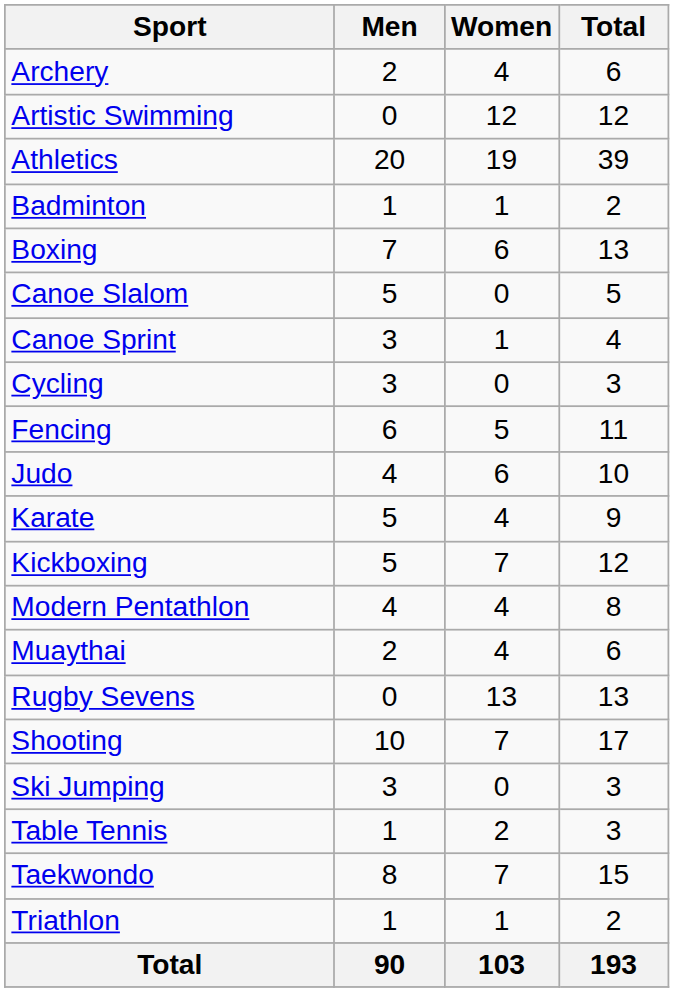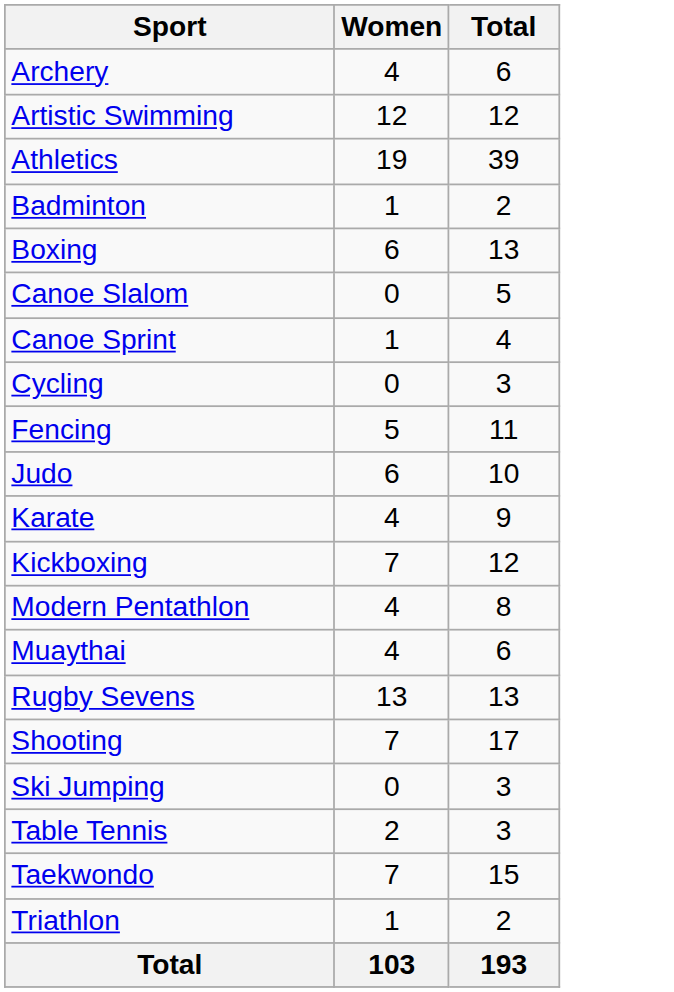- column: (390, 26)
